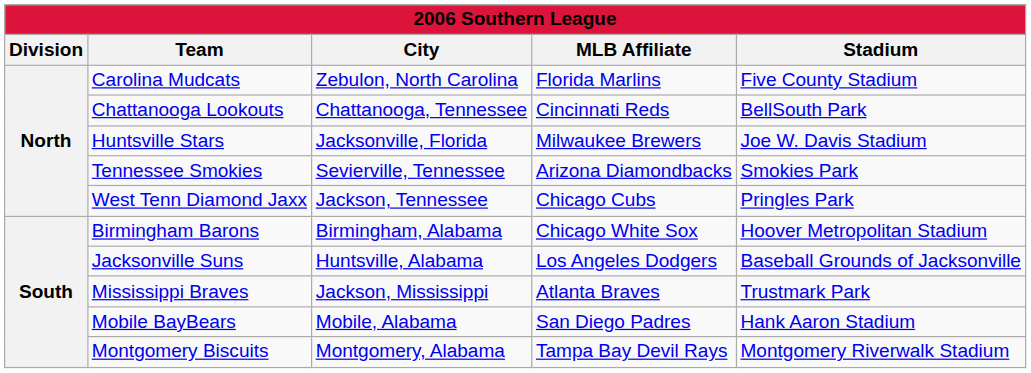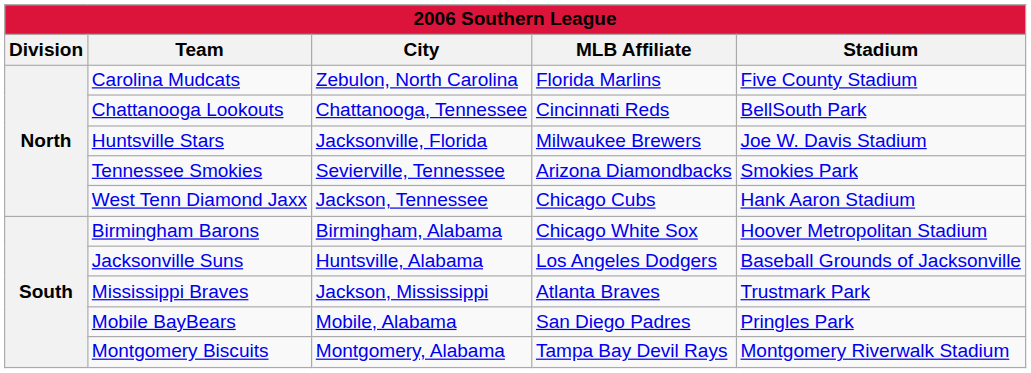(797, 200) Pringles Park -> (828, 200) Hank Aaron Stadium
(828, 321) Hank Aaron Stadium -> (797, 321) Pringles Park
